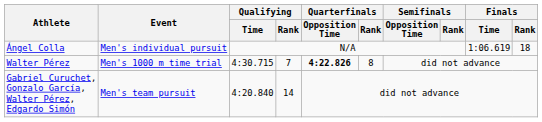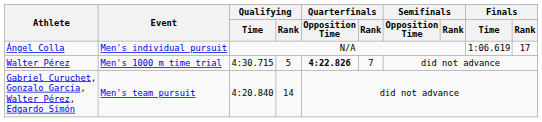(525, 48) 18 -> (525, 48) 17
(288, 63) 7 -> (288, 63) 5
(371, 63) 8 -> (371, 63) 7
